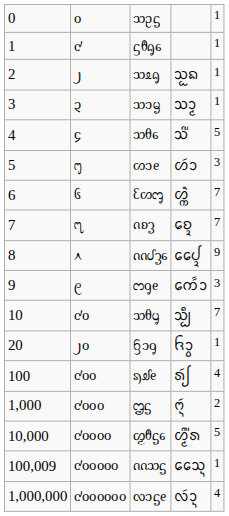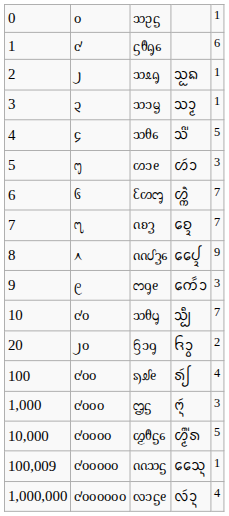(217, 42) 1 -> (217, 42) 6
(217, 342) 1 -> (217, 342) 2
(217, 403) 2 -> (217, 403) 3
